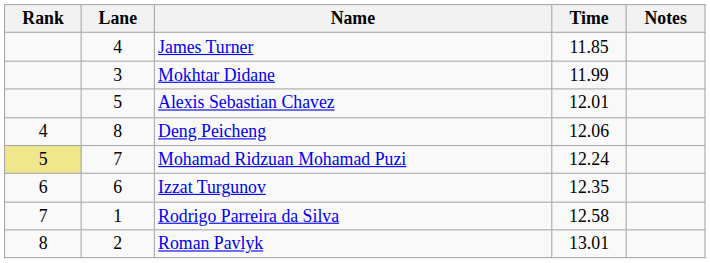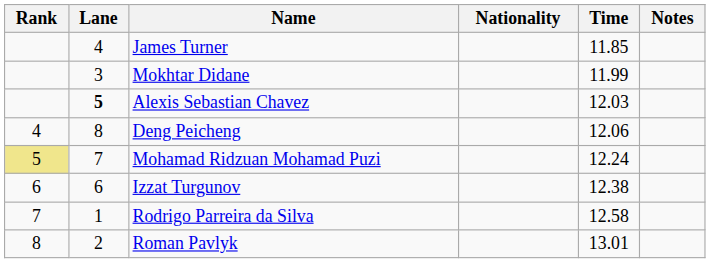+ column: (518, 18)
(118, 103) normal -> (98, 103) bold
(589, 103) 12.01 -> (609, 103) 12.03
(589, 187) 12.35 -> (609, 187) 12.38
